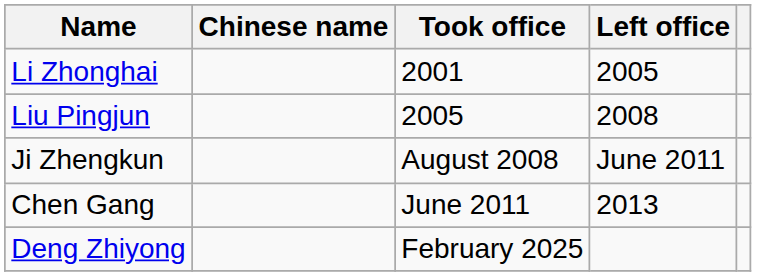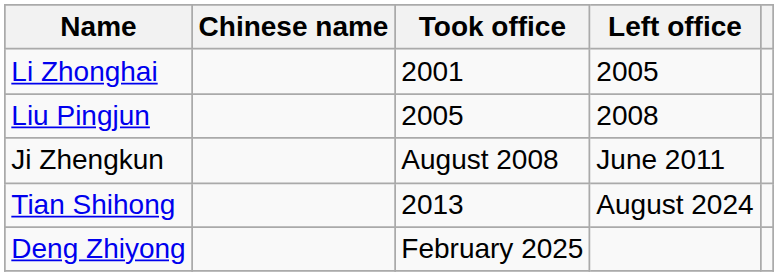- row: (83, 204)
+ row: (93, 204)
